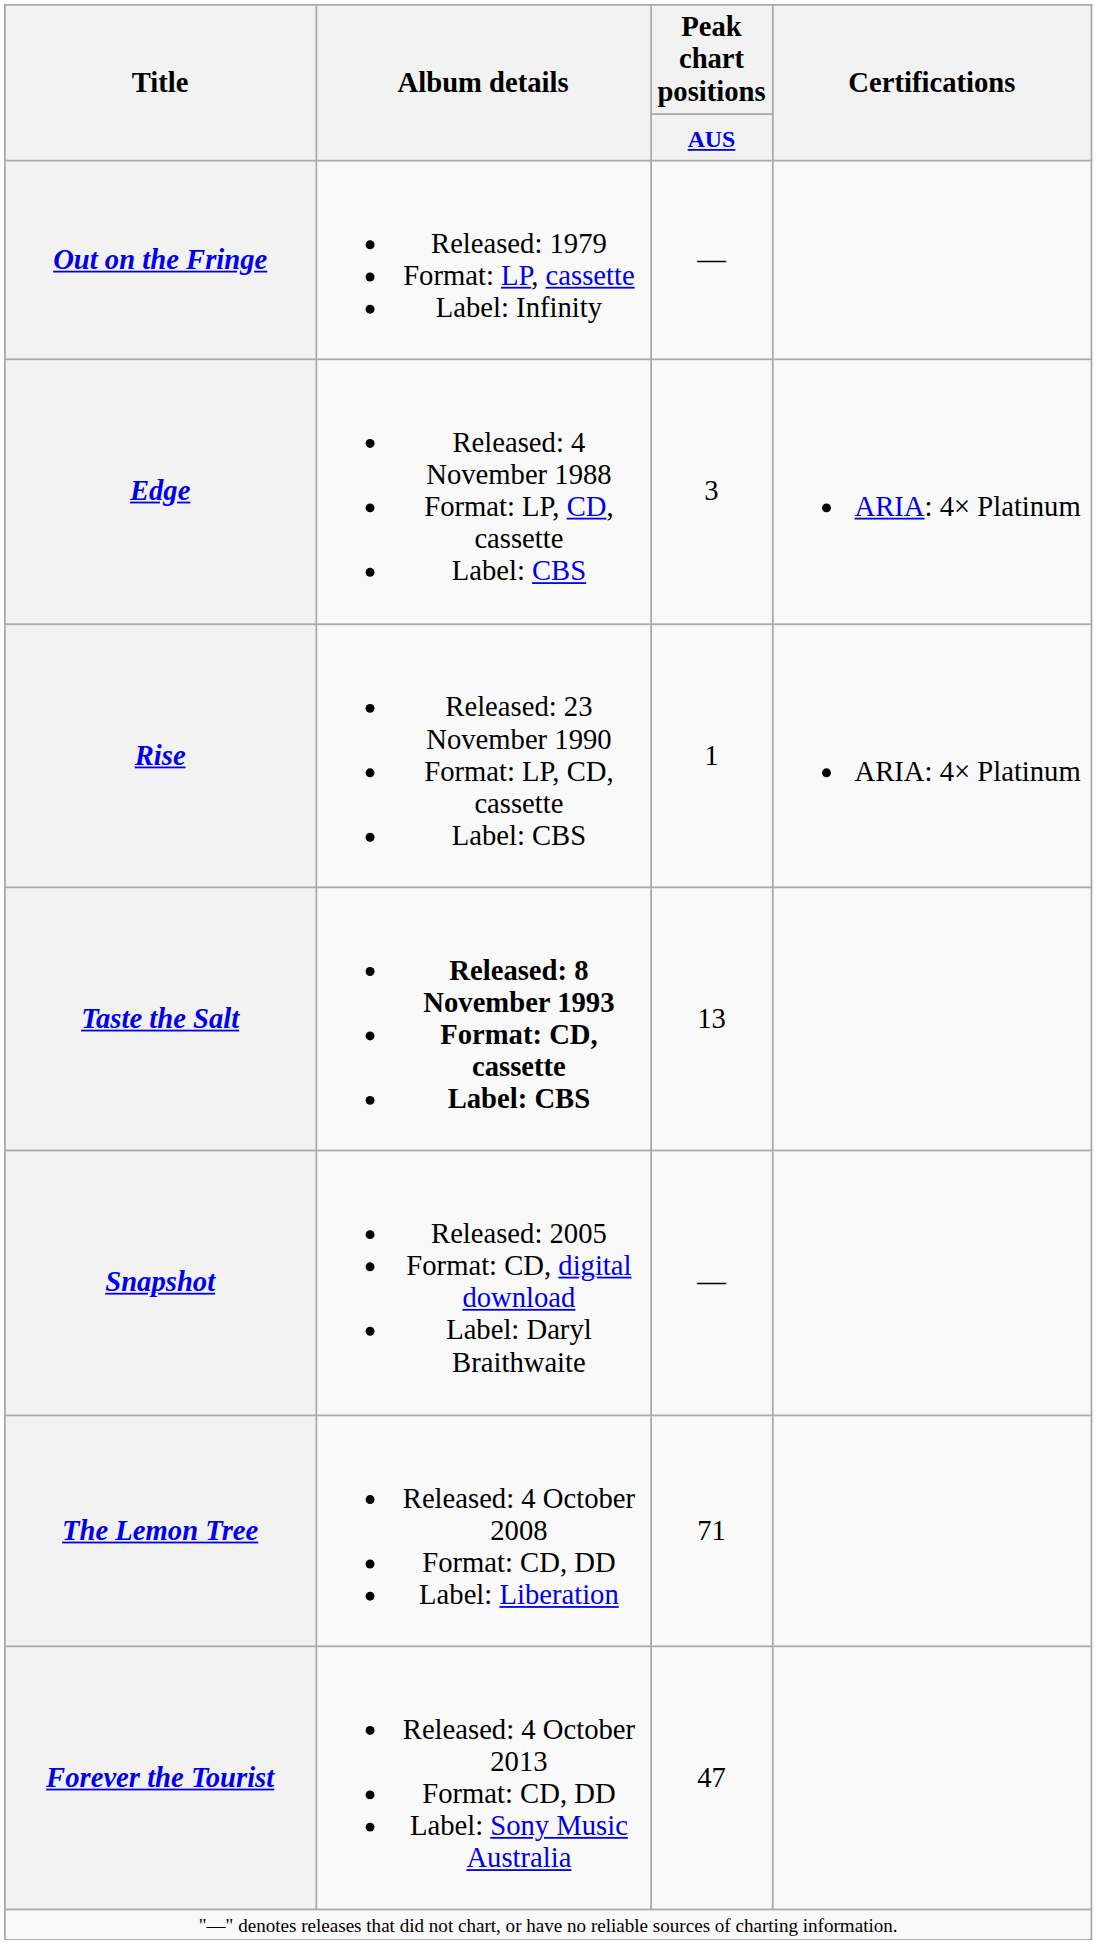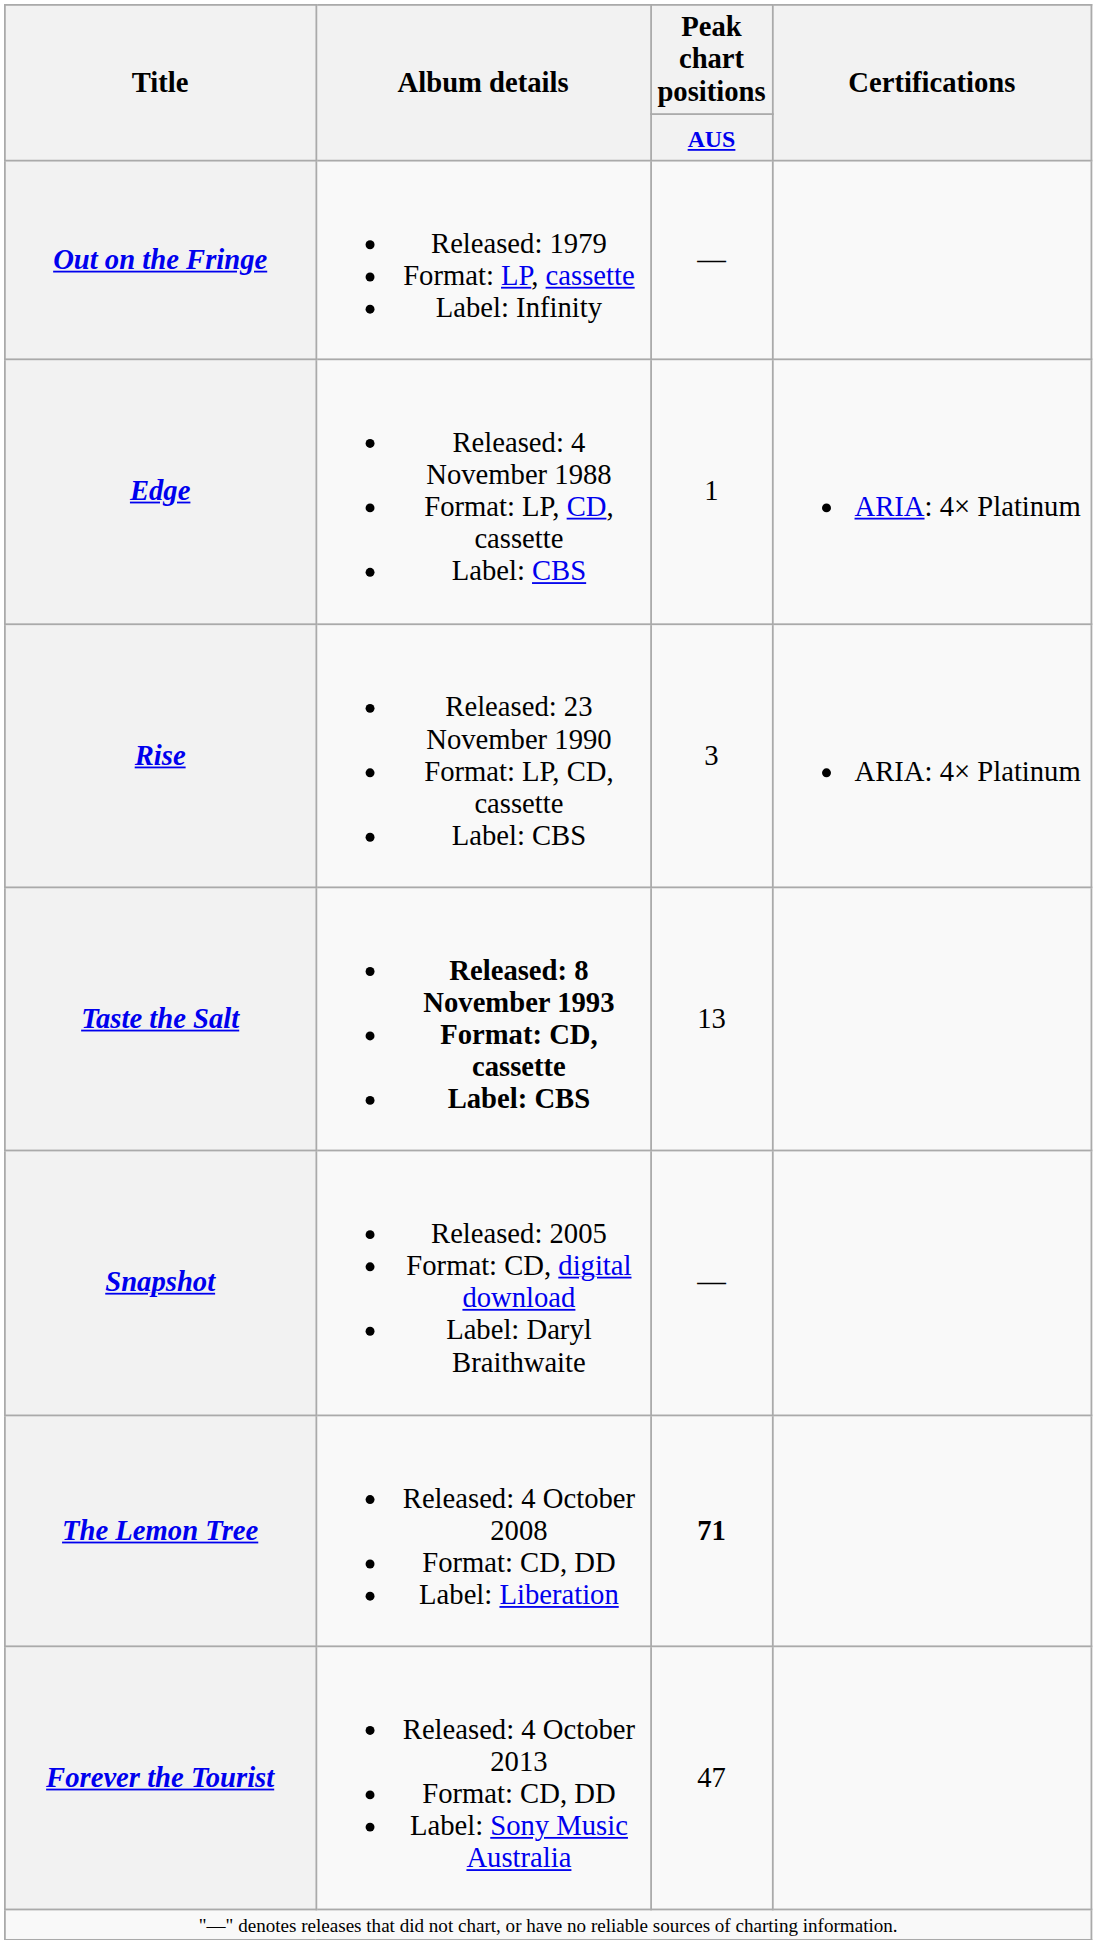(712, 491) 3 -> (712, 491) 1
(712, 754) 1 -> (712, 754) 3
(712, 1530) normal -> (712, 1530) bold
